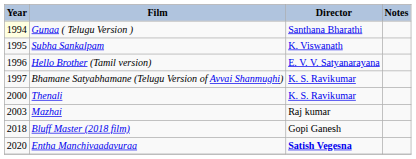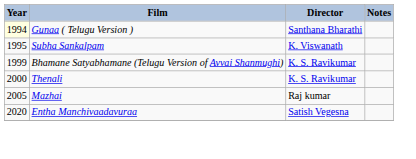- row: (92, 63)
(17, 79) 1997 -> (17, 63) 1999
(17, 112) 2003 -> (17, 96) 2005
- row: (81, 129)
(320, 146) bold -> (318, 112) normal
